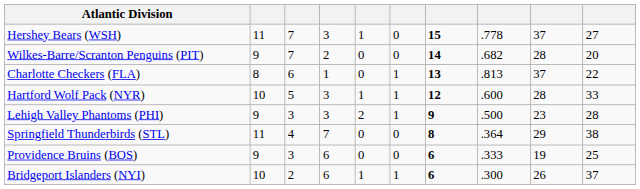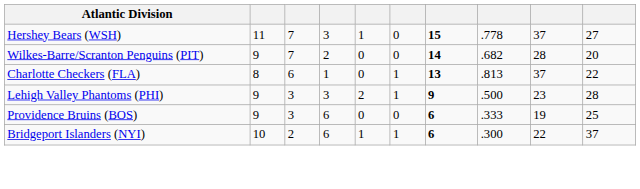- row: (76, 94)
- row: (88, 134)
(540, 174) 26 -> (540, 134) 22
